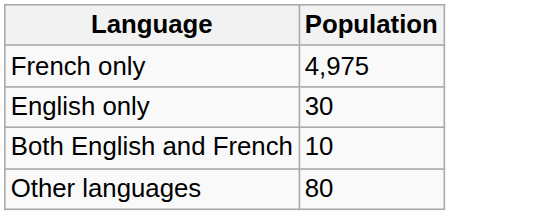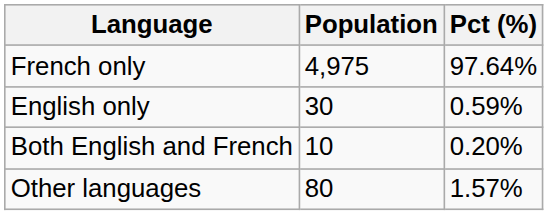+ column: (493, 24)
